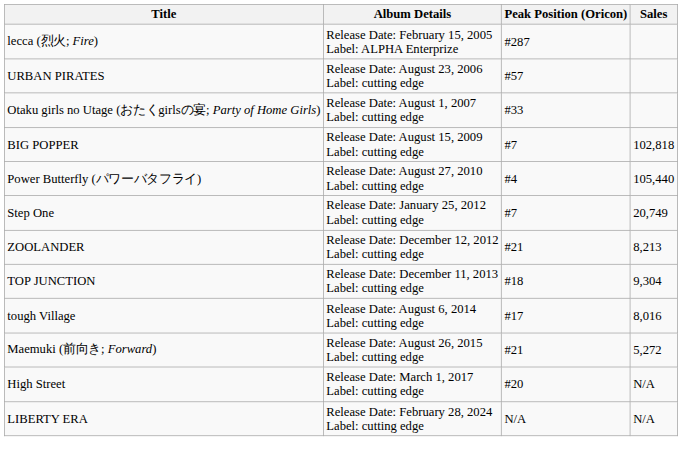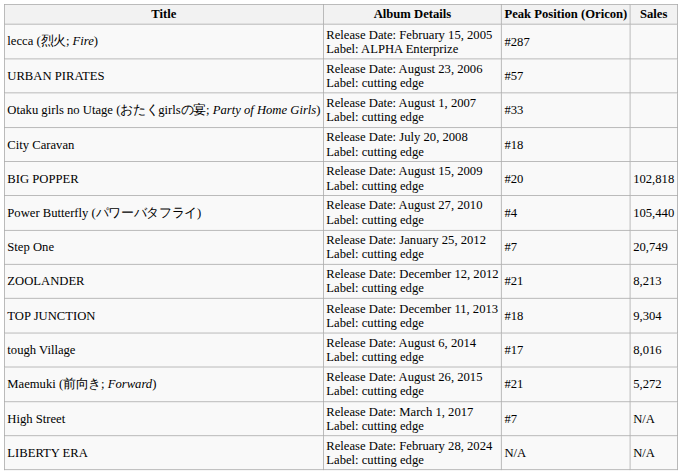+ row: (41, 144)
(511, 144) #7 -> (514, 178) #20
(514, 384) #20 -> (511, 418) #7
